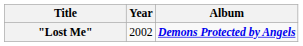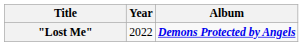(141, 32) 2002 -> (141, 32) 2022
